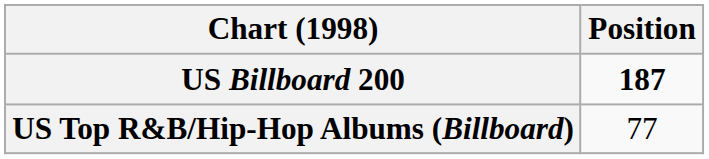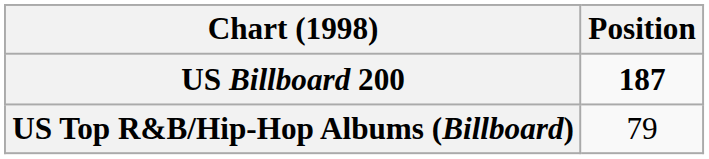(642, 128) 77 -> (642, 128) 79
